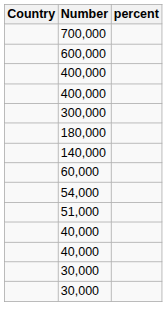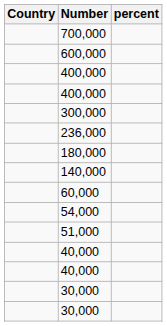+ row: (31, 133)
